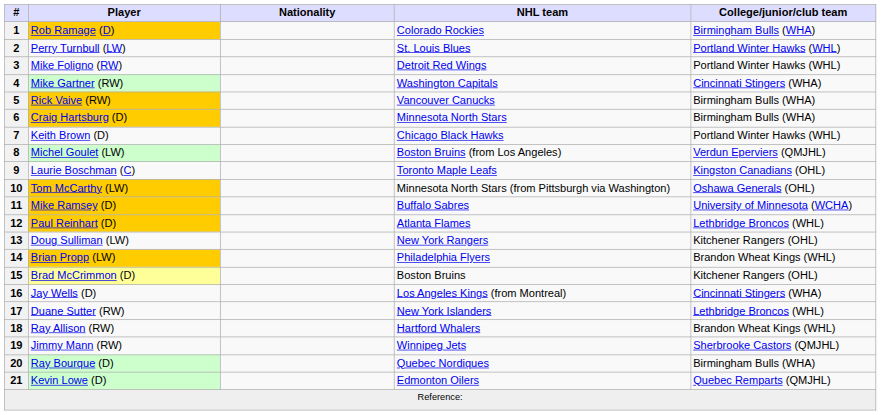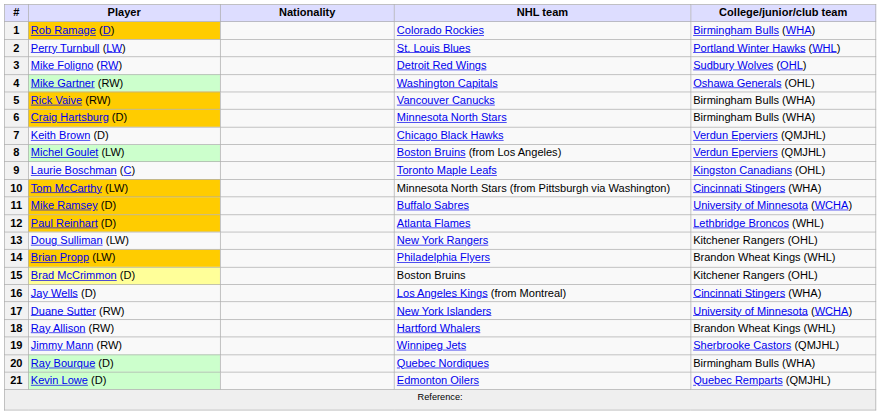(767, 65) Portland Winter Hawks (WHL) -> (750, 65) Sudbury Wolves (OHL)
(757, 83) Cincinnati Stingers (WHA) -> (754, 83) Oshawa Generals (OHL)
(767, 135) Portland Winter Hawks (WHL) -> (759, 135) Verdun Eperviers (QMJHL)
(754, 188) Oshawa Generals (OHL) -> (757, 188) Cincinnati Stingers (WHA)
(759, 310) Lethbridge Broncos (WHL) -> (773, 310) University of Minnesota (WCHA)
